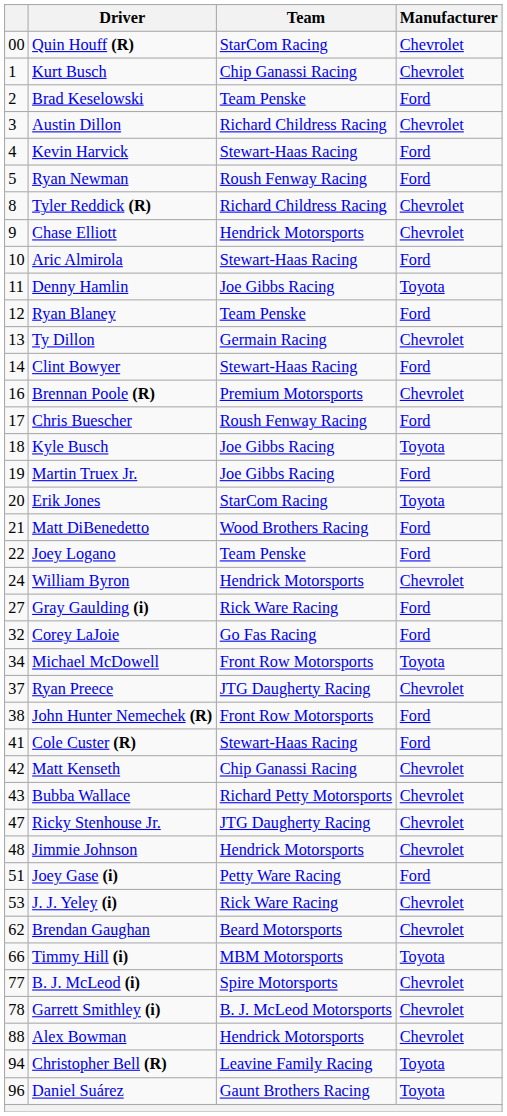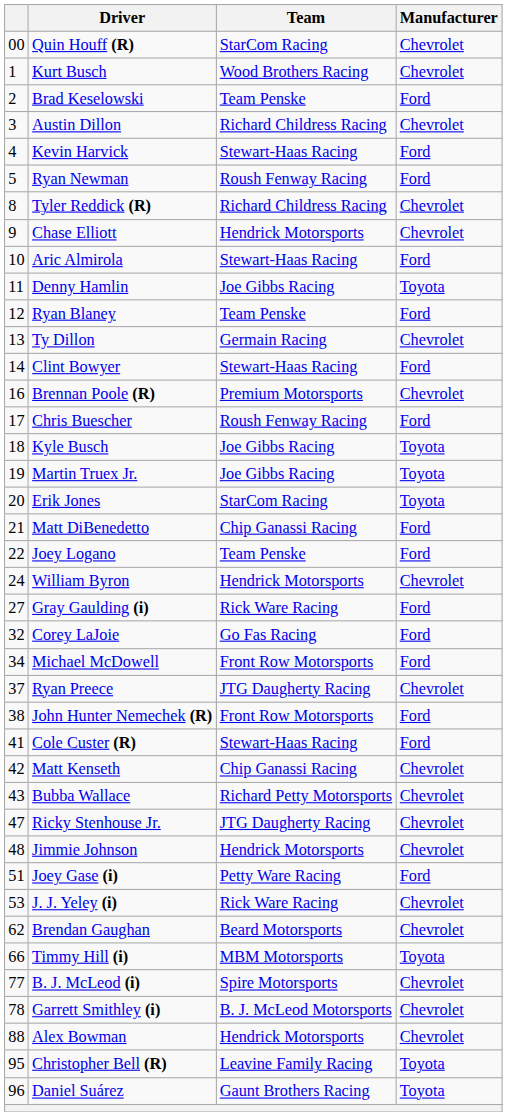(288, 71) Chip Ganassi Racing -> (294, 71) Wood Brothers Racing
(415, 473) Ford -> (422, 473) Toyota
(294, 527) Wood Brothers Racing -> (288, 527) Chip Ganassi Racing
(422, 661) Toyota -> (415, 661) Ford
(16, 1063) 94 -> (16, 1063) 95
